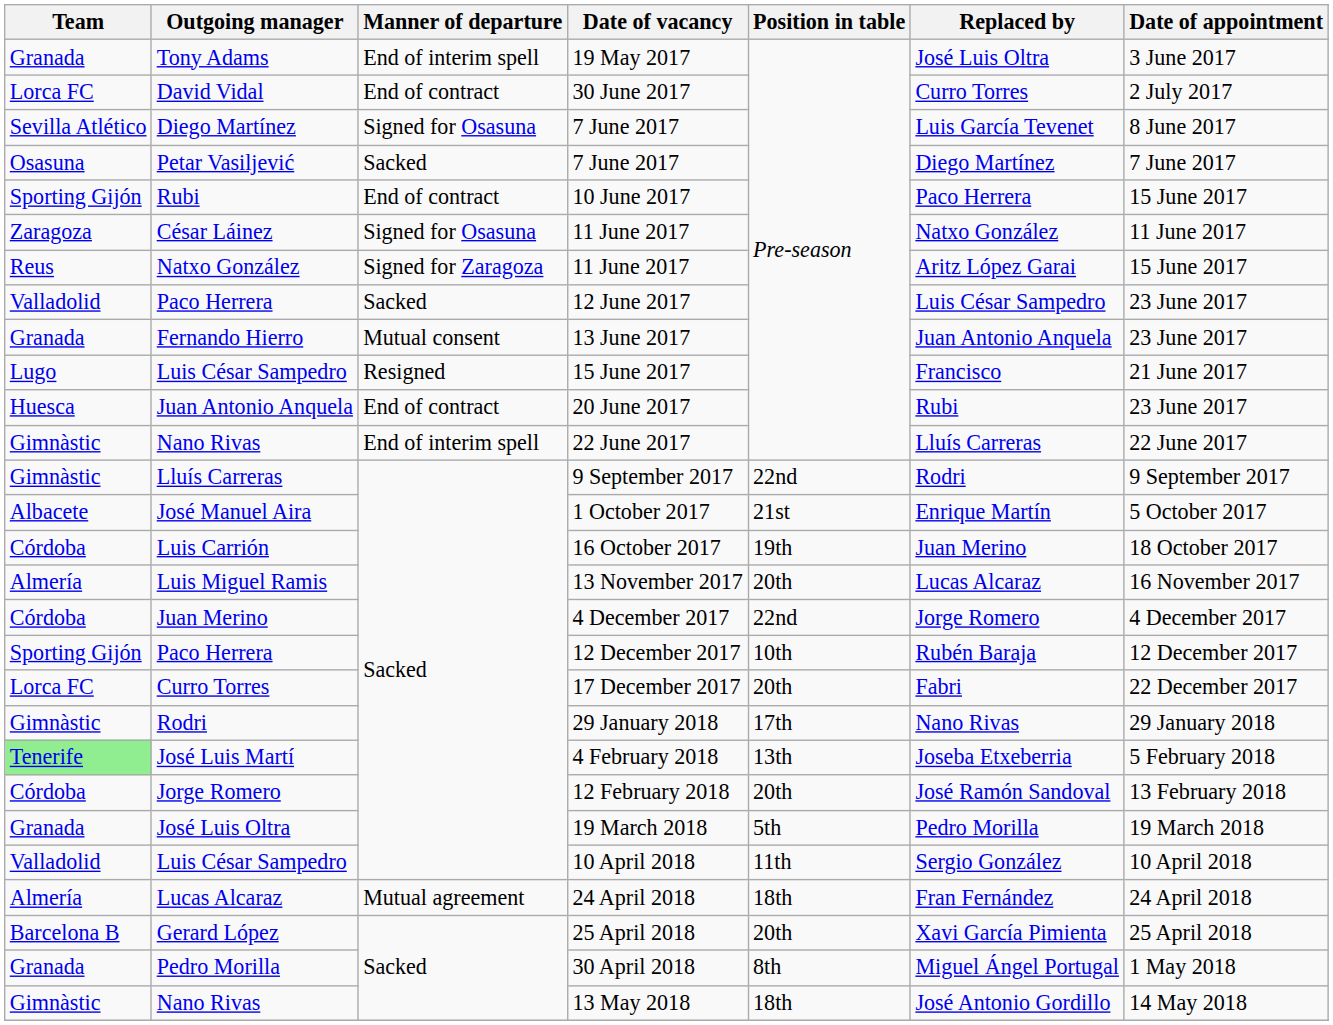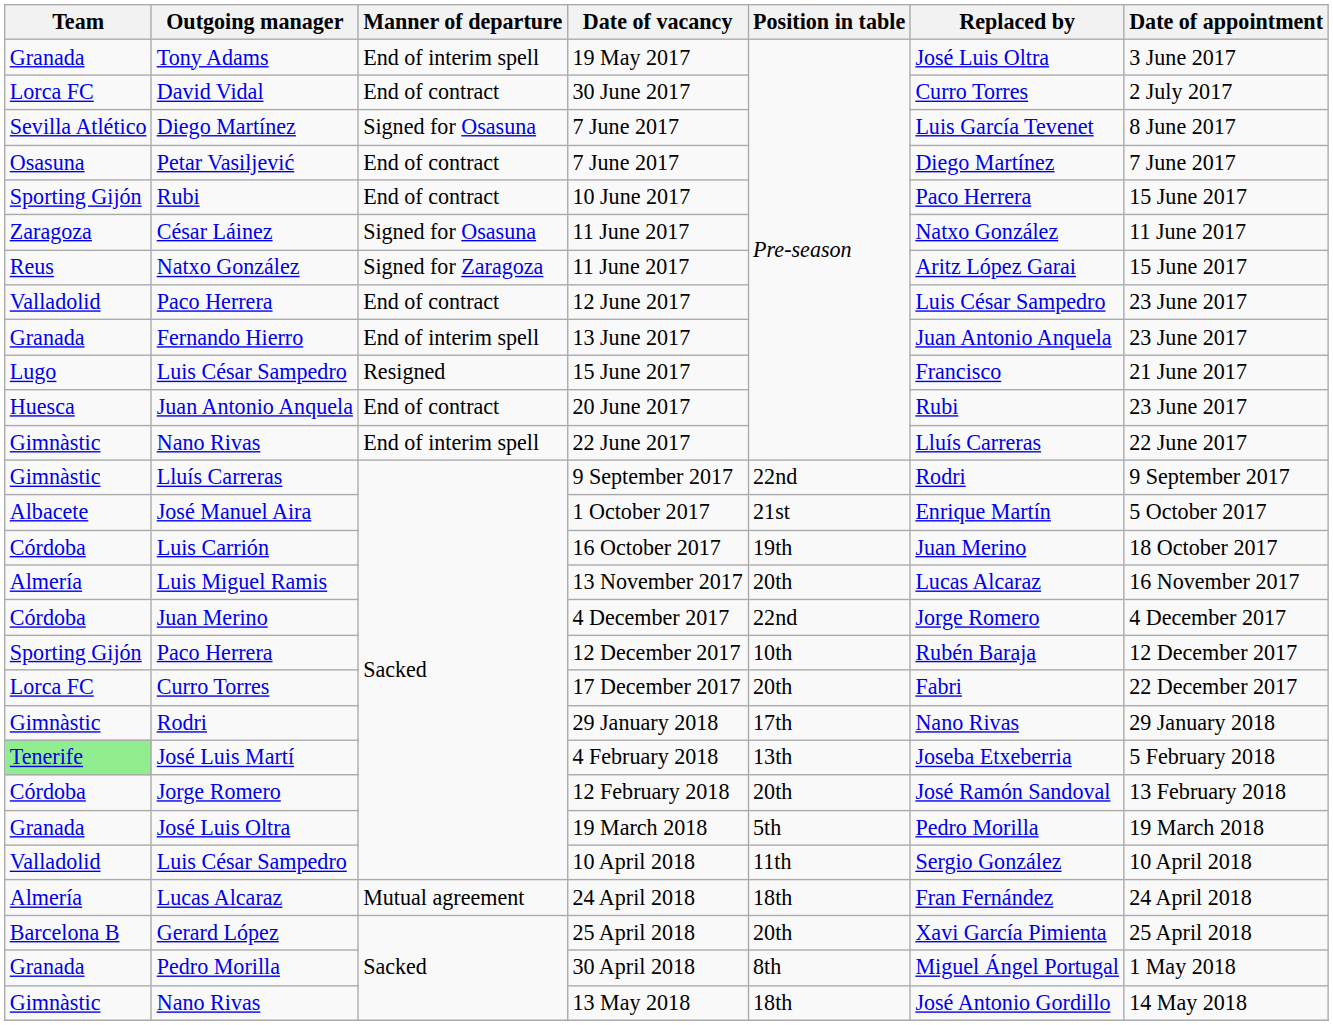(395, 162) Sacked -> (431, 162) End of contract
(395, 302) Sacked -> (431, 302) End of contract
(432, 337) Mutual consent -> (451, 337) End of interim spell
